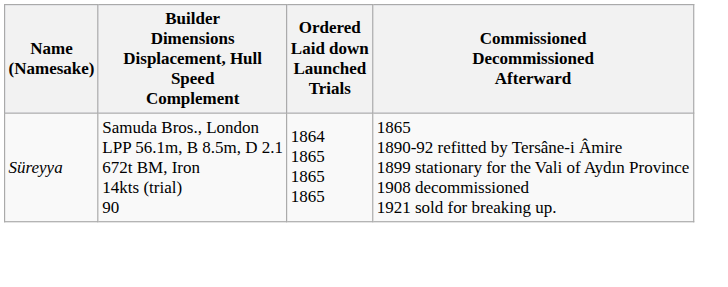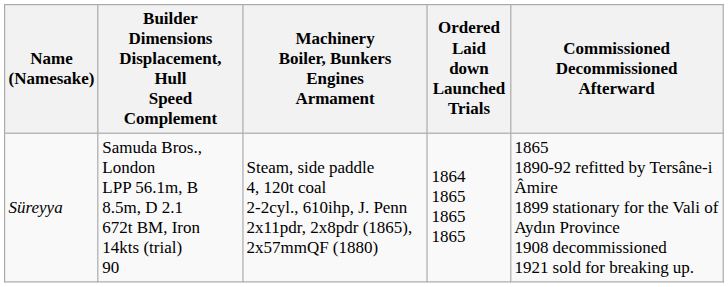+ column: (335, 69)
